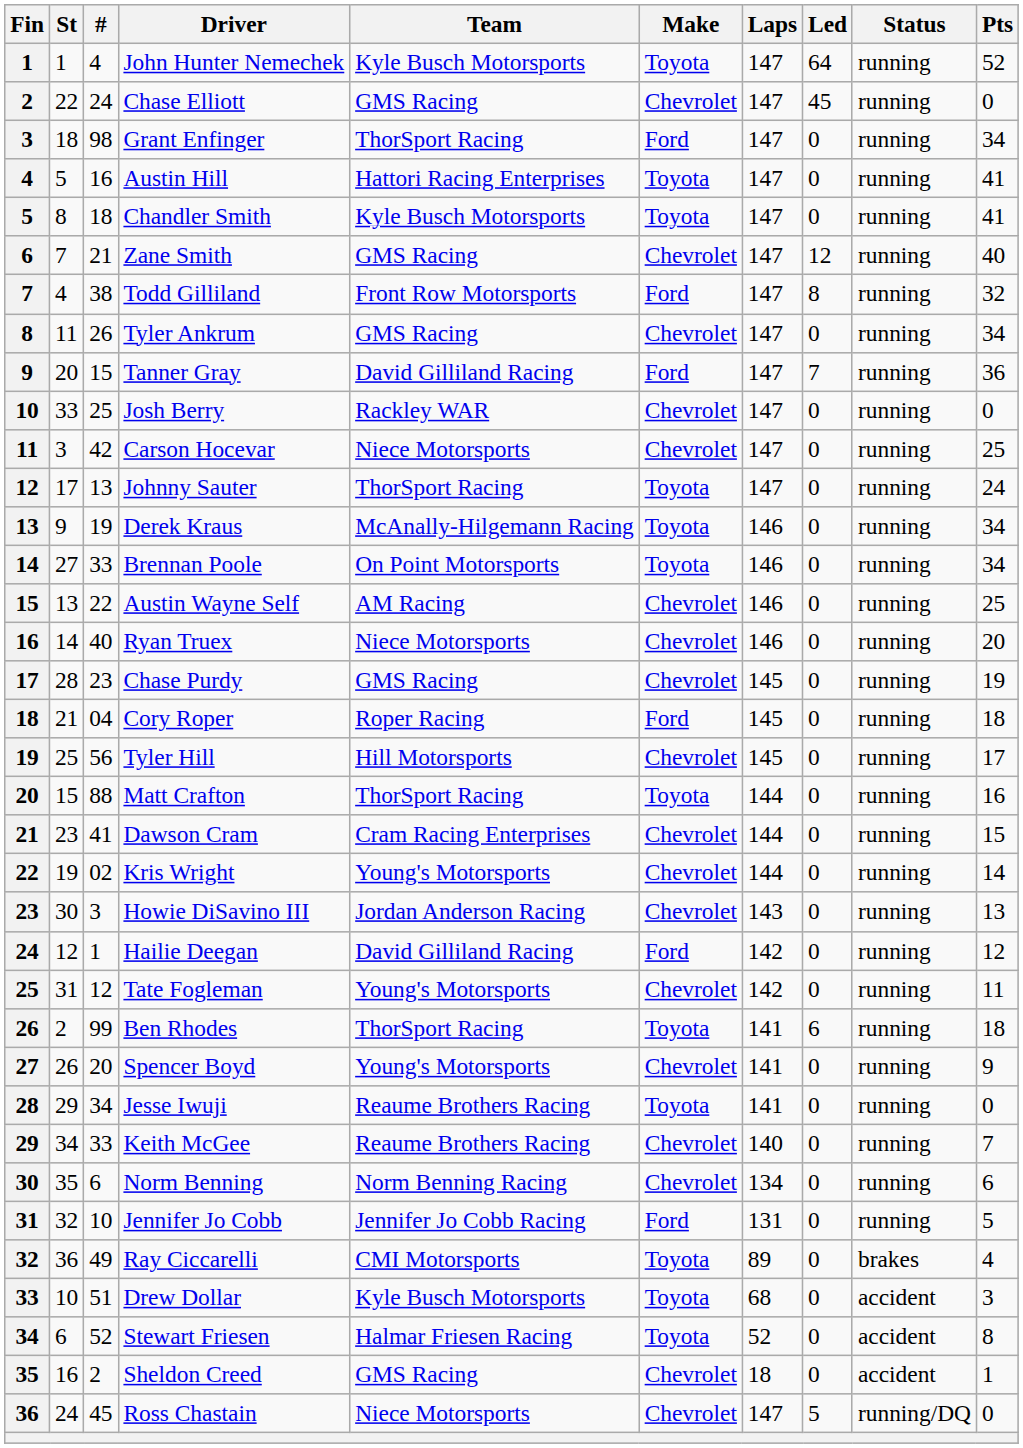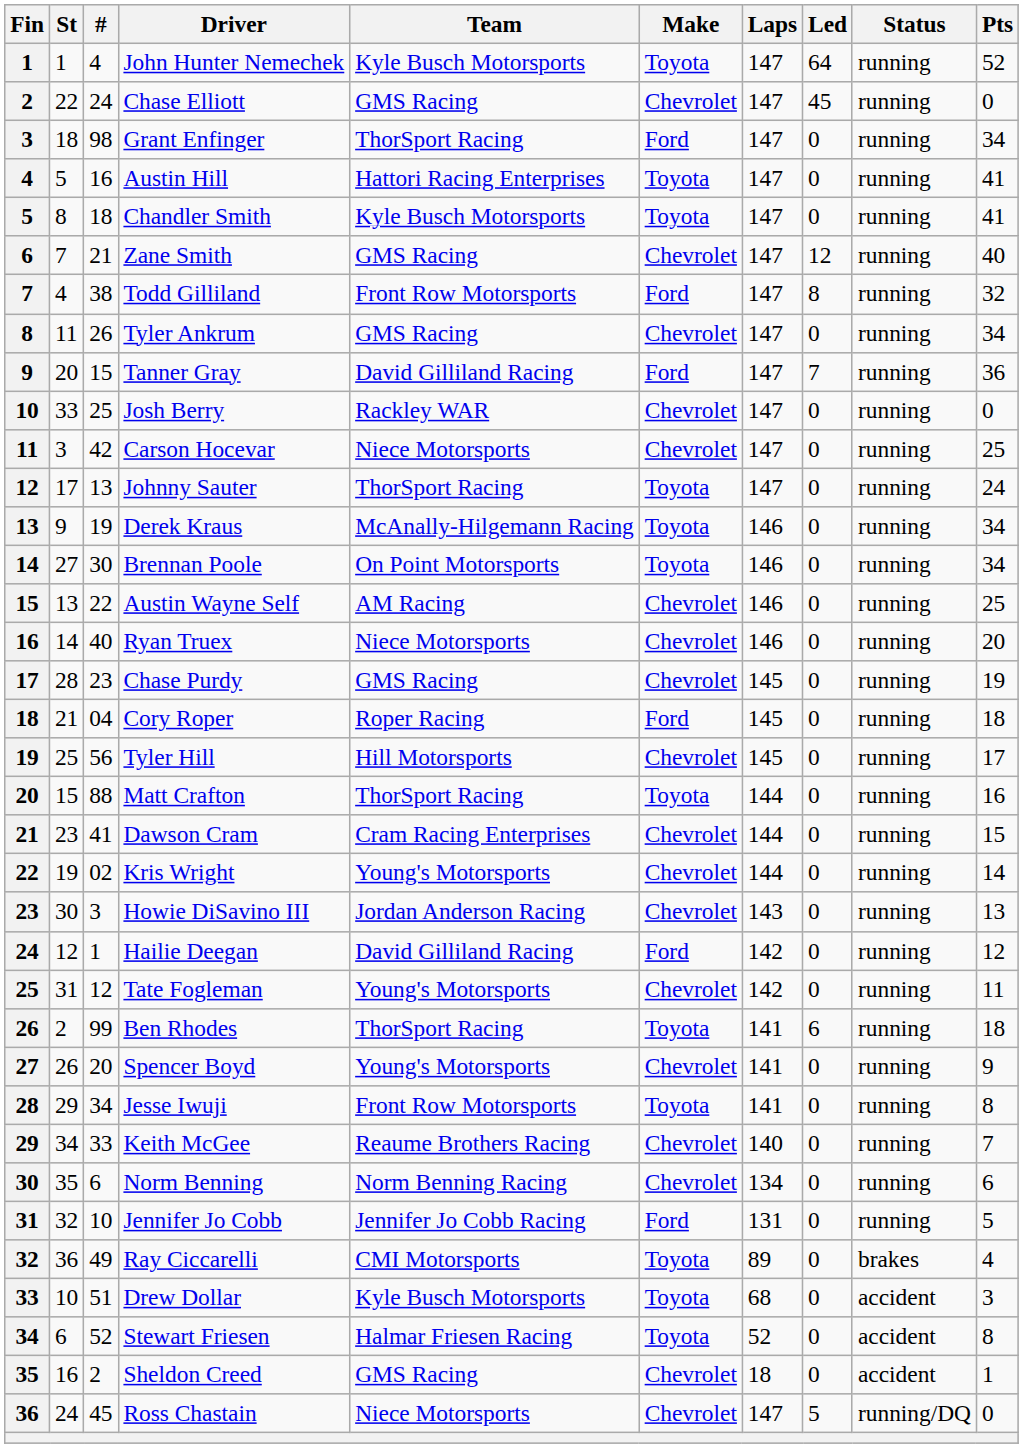(101, 564) 33 -> (101, 564) 30
(473, 1104) Reaume Brothers Racing -> (466, 1104) Front Row Motorsports
(988, 1104) 0 -> (988, 1104) 8
